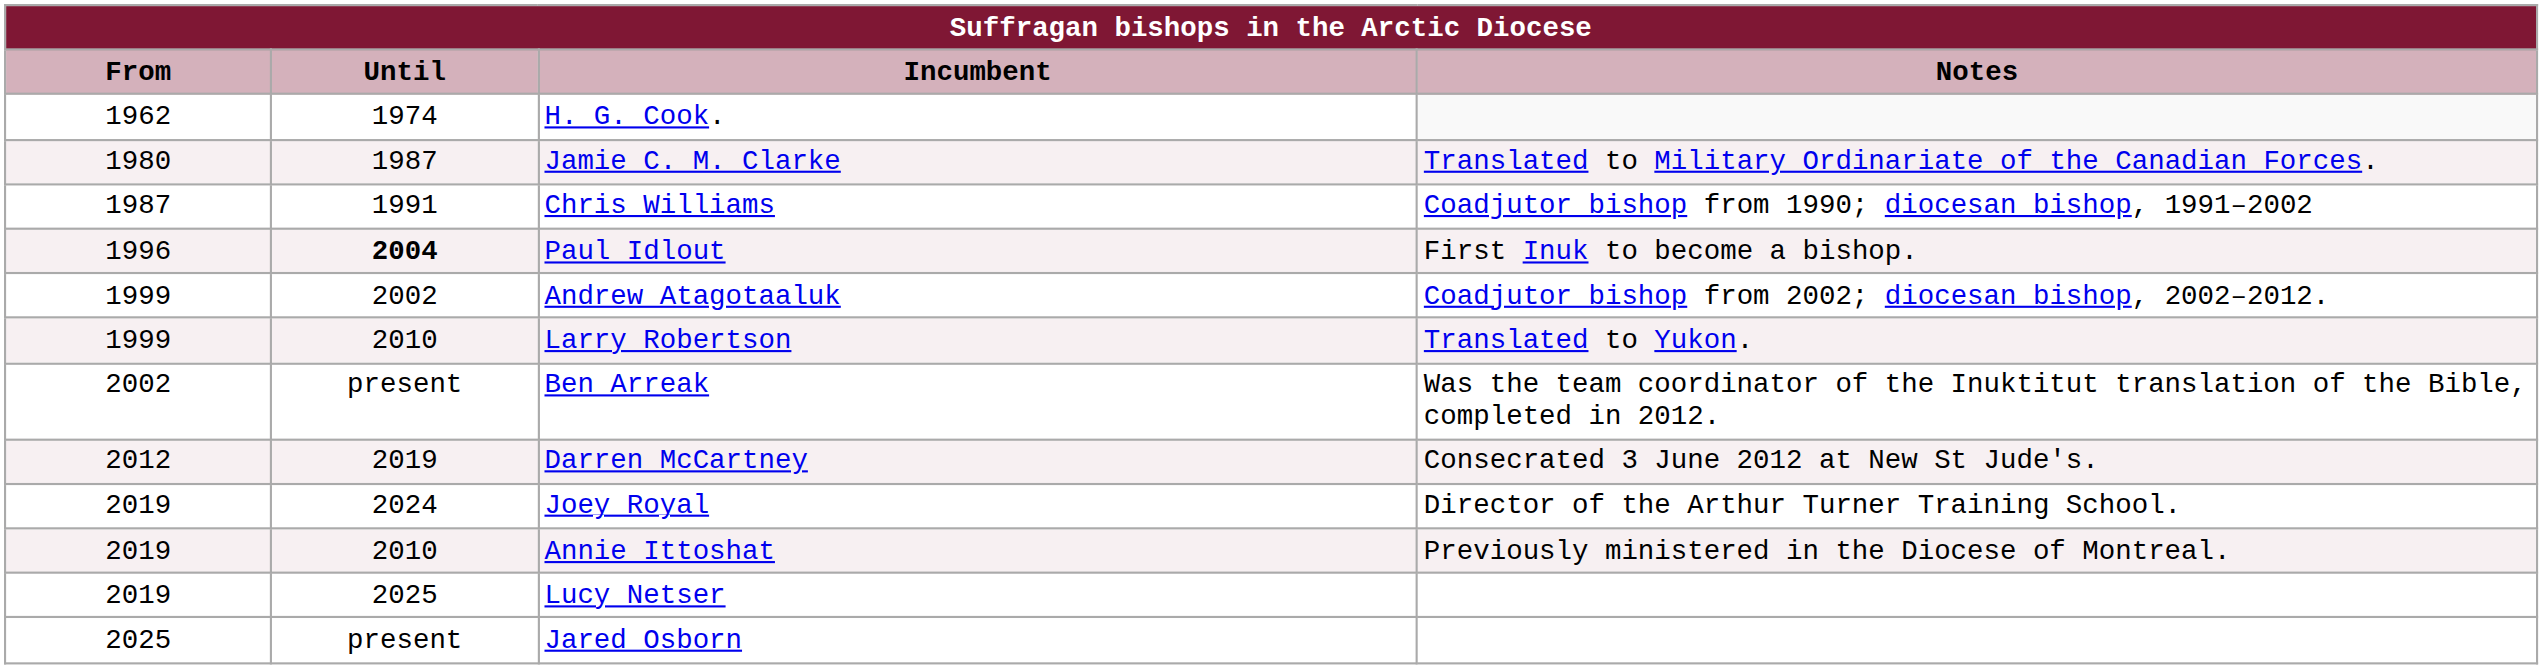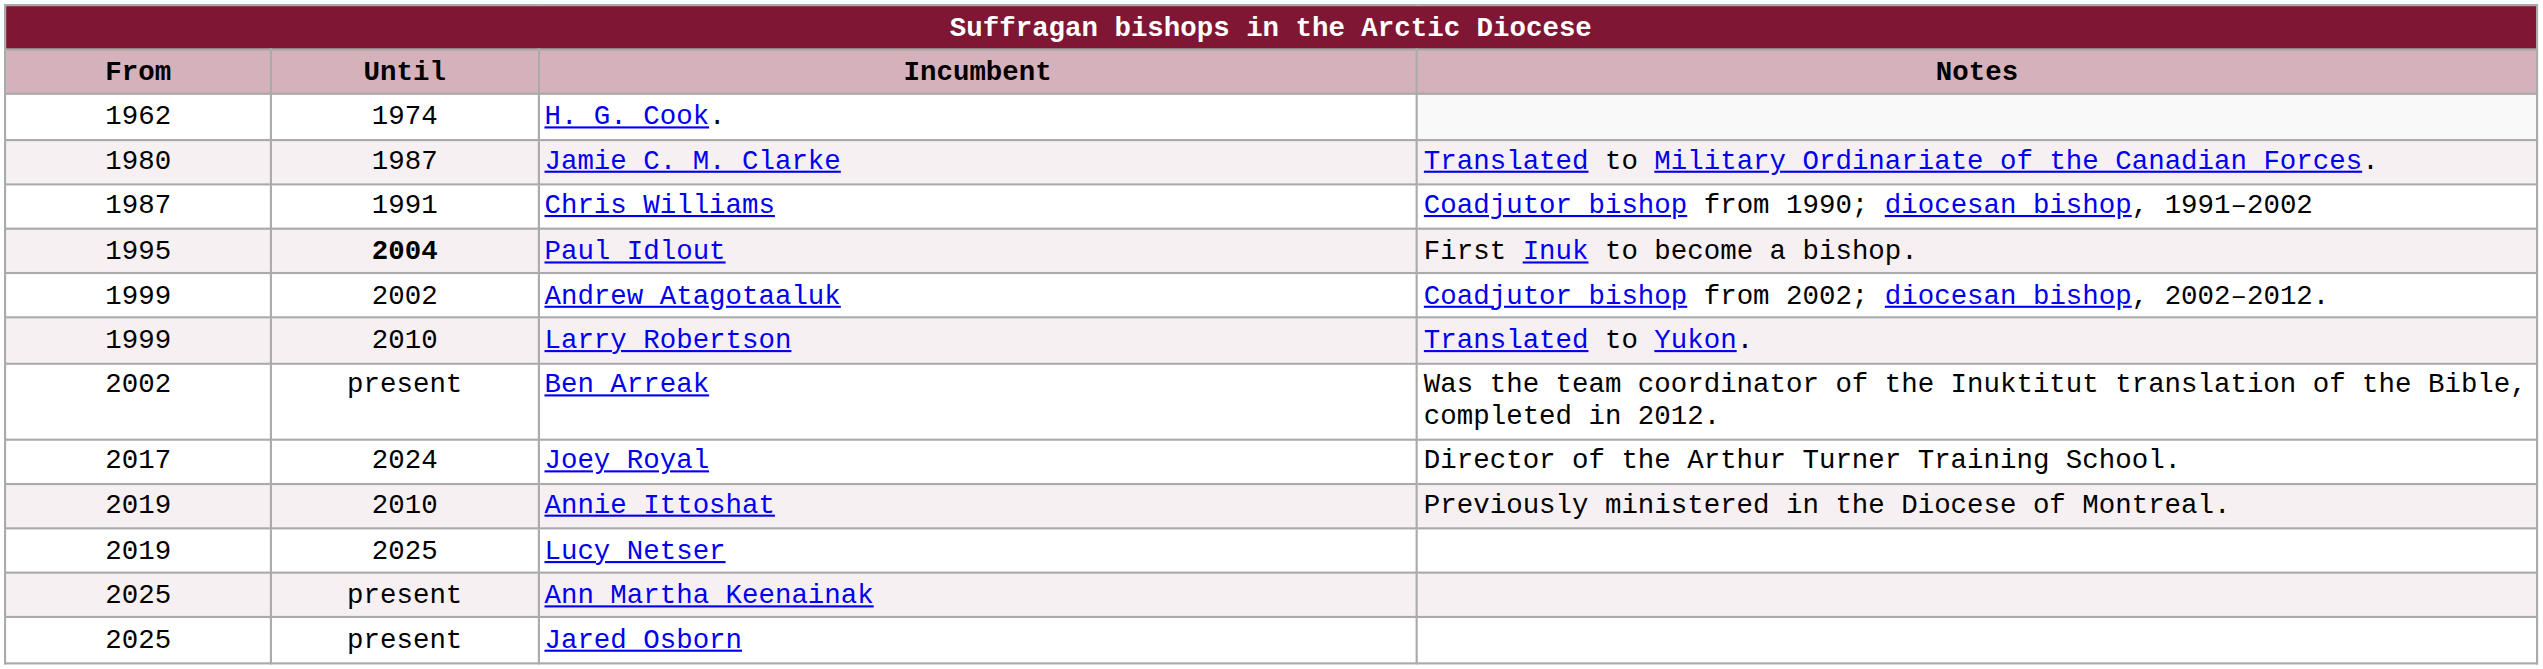(138, 251) 1996 -> (138, 251) 1995
- row: (676, 461)
(138, 506) 2019 -> (138, 461) 2017
+ row: (709, 596)
